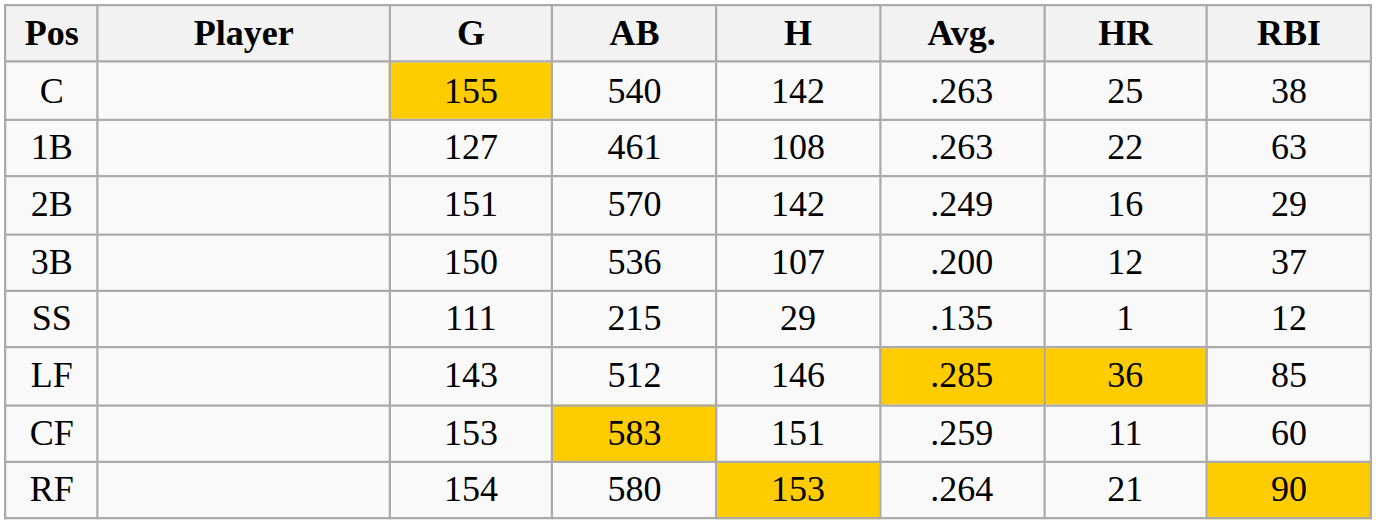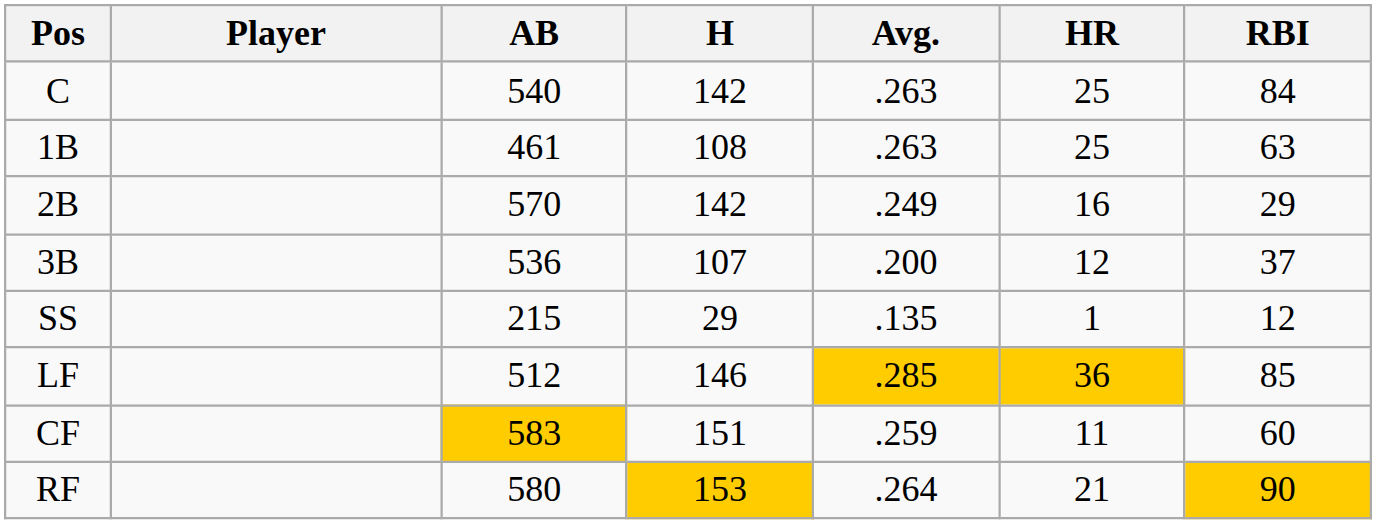- column: (471, 33)
(1289, 90) 38 -> (1278, 90) 84
(1125, 147) 22 -> (1092, 147) 25
